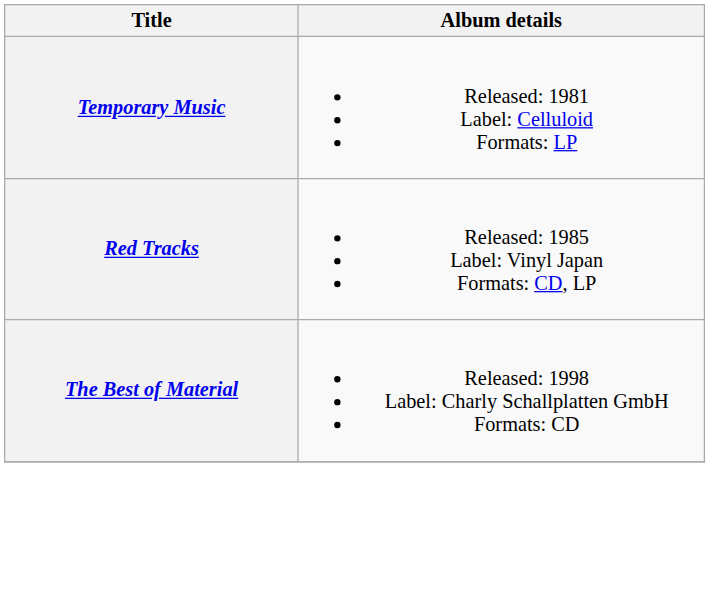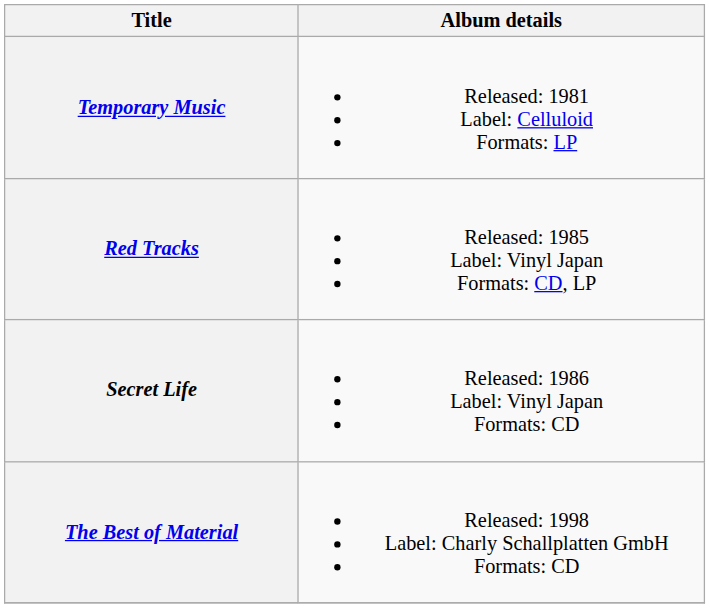+ row: (152, 390)
